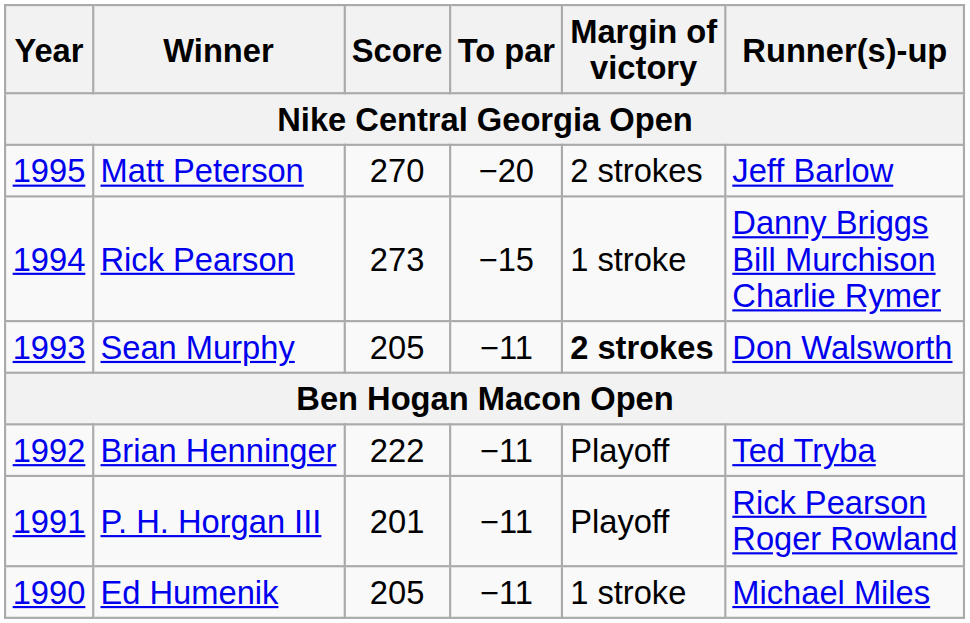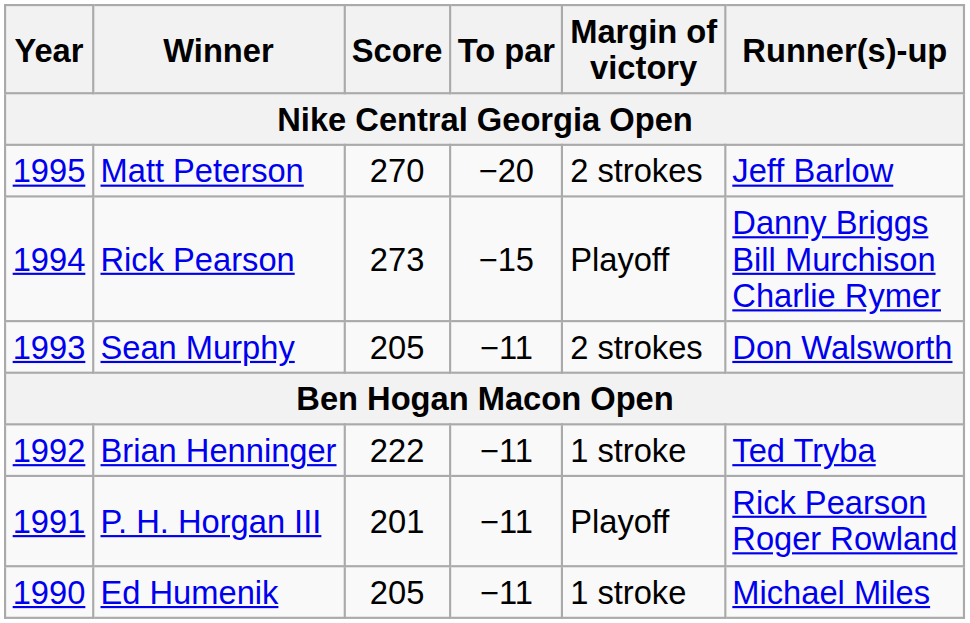(628, 259) 1 stroke -> (620, 259) Playoff
(642, 348) bold -> (636, 348) normal
(620, 451) Playoff -> (628, 451) 1 stroke
